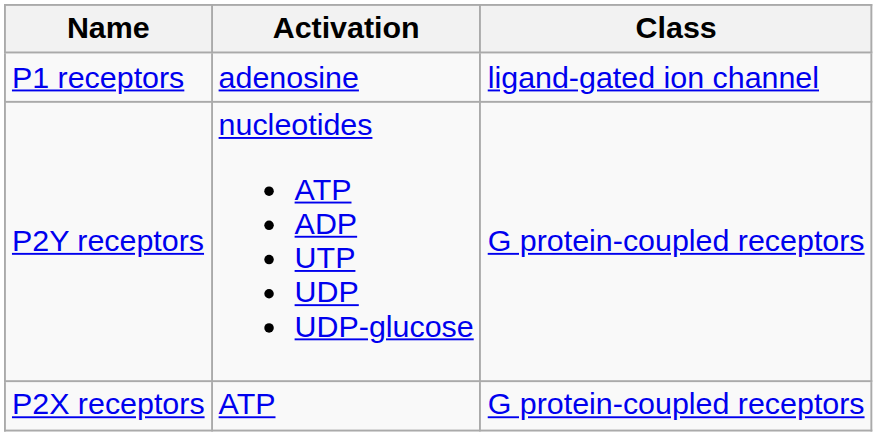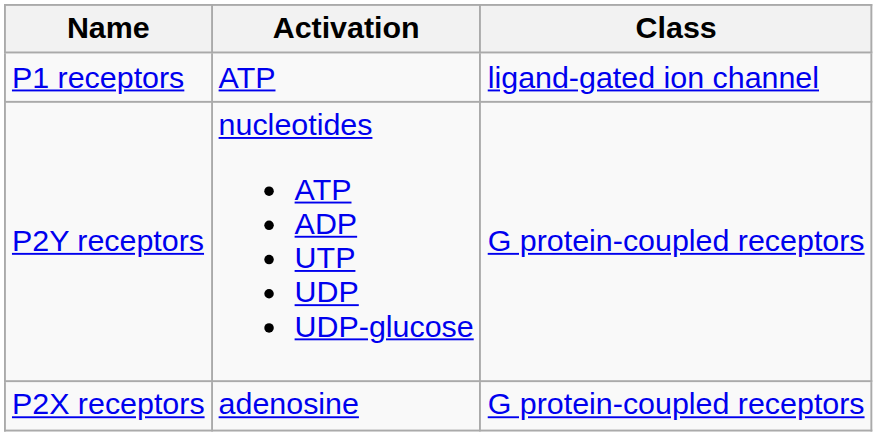(289, 76) adenosine -> (247, 76) ATP
(247, 405) ATP -> (289, 405) adenosine
